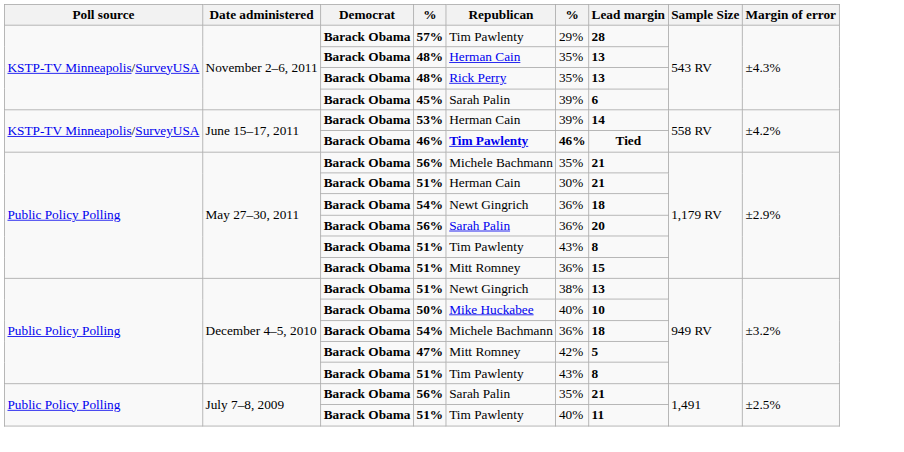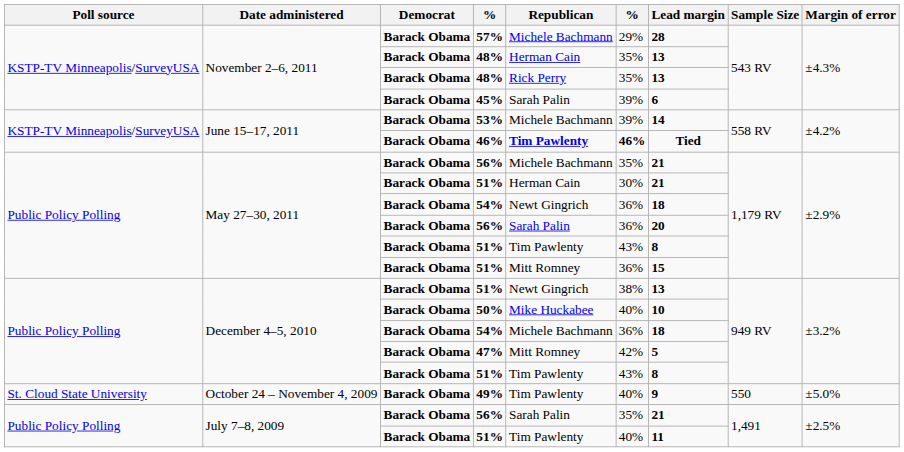(486, 36) Tim Pawlenty -> (561, 36) Michele Bachmann
(485, 120) Herman Cain -> (561, 120) Michele Bachmann
+ row: (291, 394)
